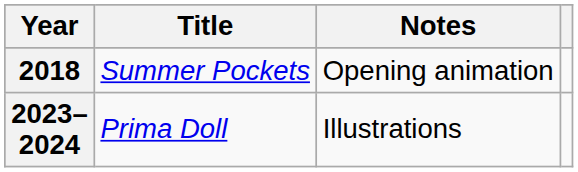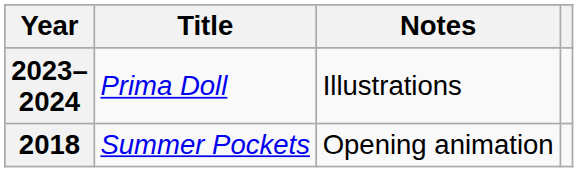rows swapped: (49, 69) <-> (49, 129)
